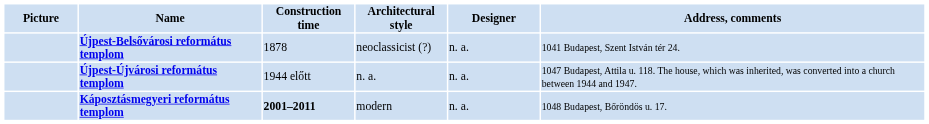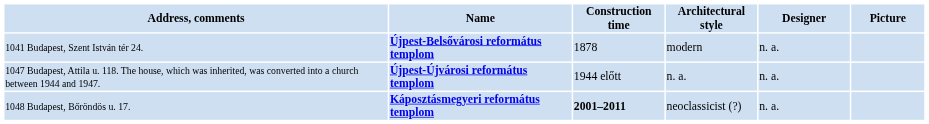columns swapped: (41, 18) <-> (733, 18)
(394, 47) neoclassicist (?) -> (684, 47) modern
(374, 106) modern -> (704, 106) neoclassicist (?)
